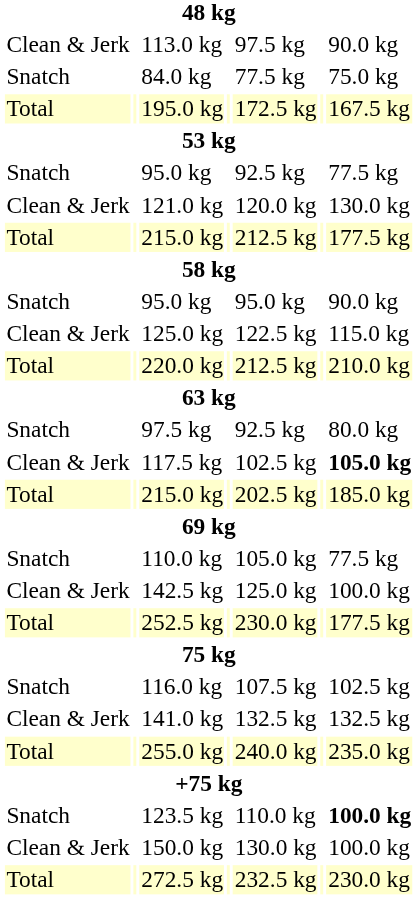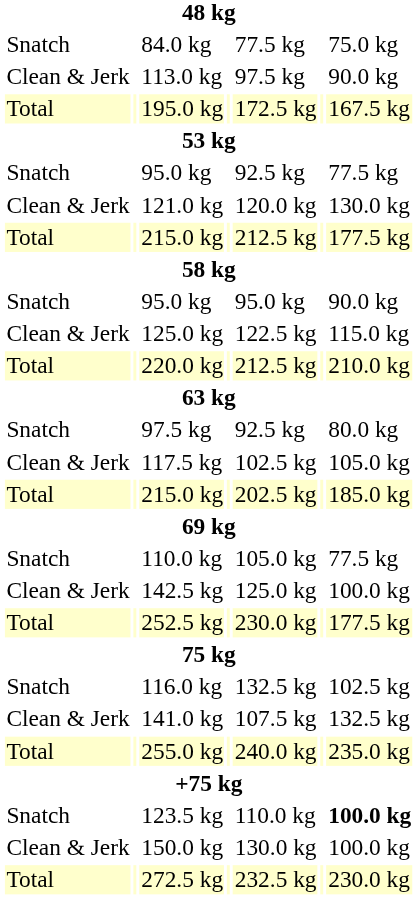rows swapped: (38, 76) <-> (68, 44)
(370, 461) bold -> (369, 461) normal
(276, 686) 107.5 kg -> (276, 686) 132.5 kg
(276, 718) 132.5 kg -> (276, 718) 107.5 kg
